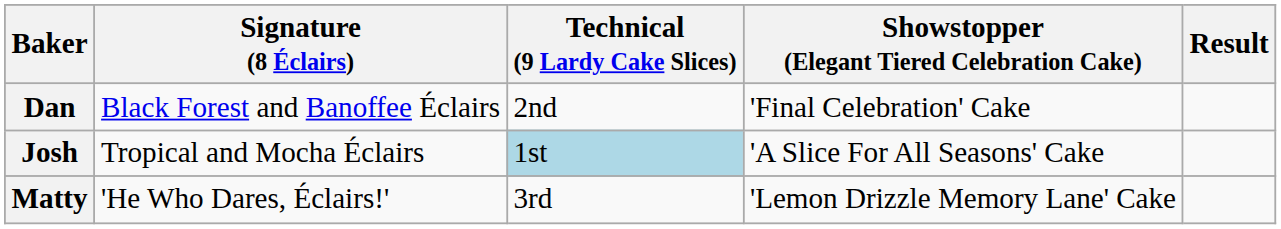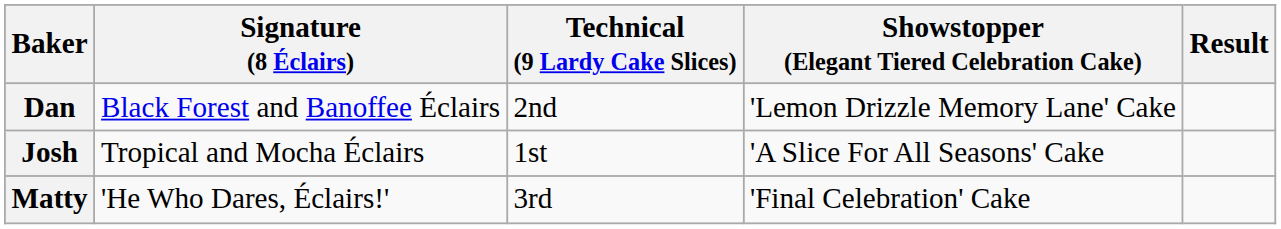(890, 106) 'Final Celebration' Cake -> (963, 106) 'Lemon Drizzle Memory Lane' Cake
(530, 152) lightblue background -> (530, 152) no background
(963, 198) 'Lemon Drizzle Memory Lane' Cake -> (890, 198) 'Final Celebration' Cake
